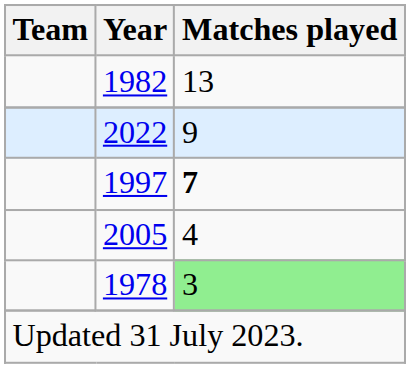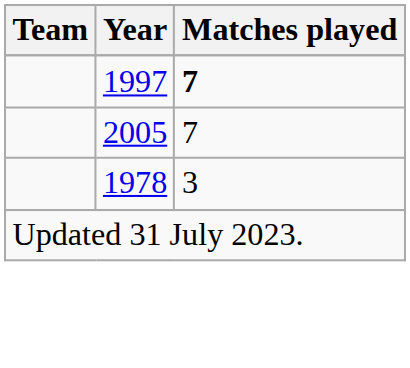- row: (135, 81)
- row: (135, 132)
(190, 234) 4 -> (190, 132) 7
(190, 285) lightgreen background -> (190, 183) no background
